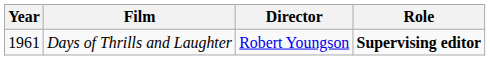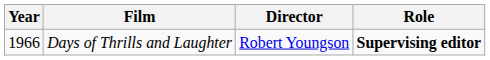(24, 42) 1961 -> (24, 42) 1966
